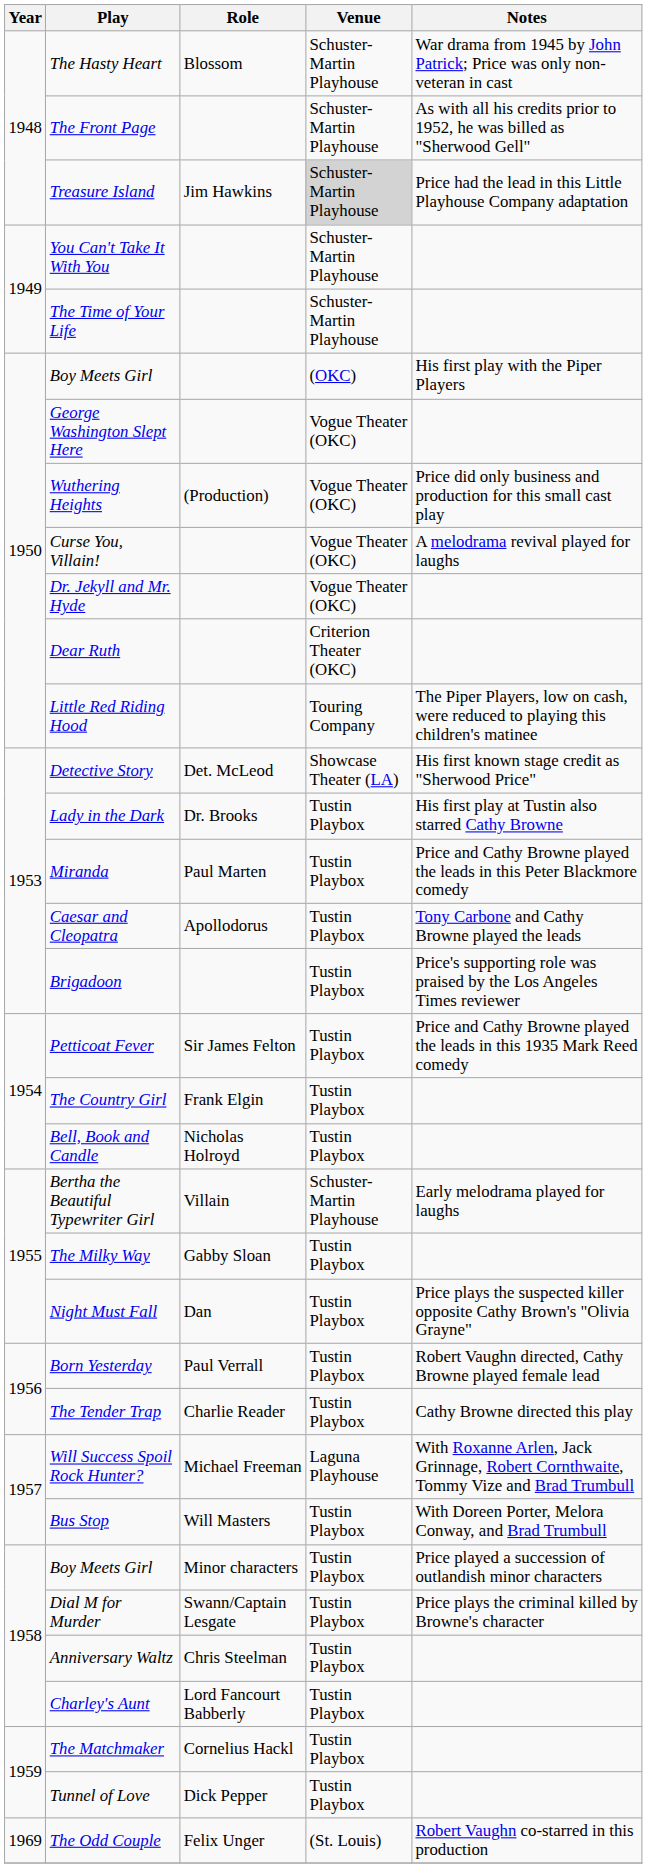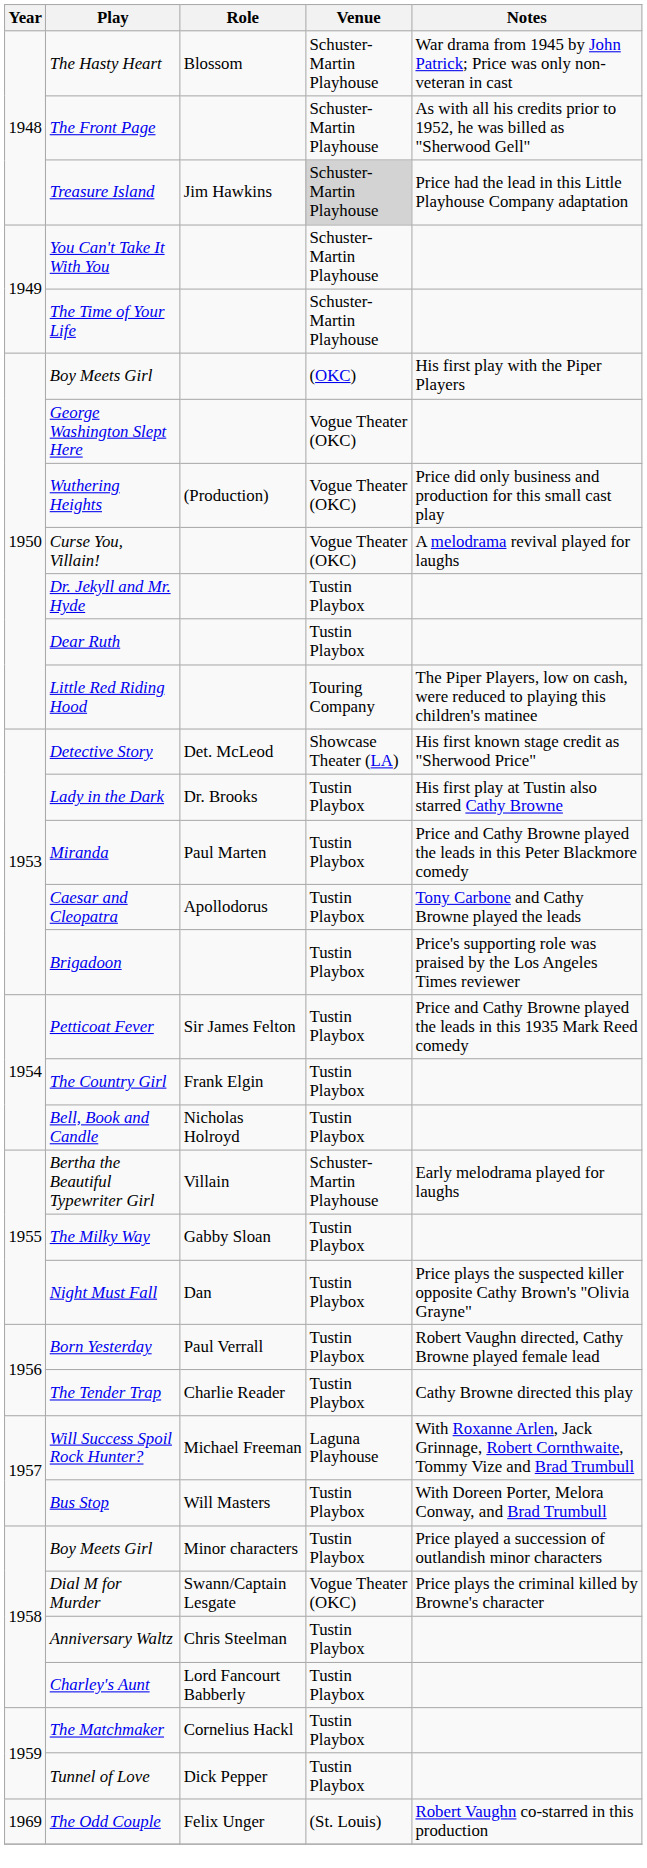(358, 596) Vogue Theater (OKC) -> (337, 596) Tustin Playbox
(340, 651) Criterion Theater (OKC) -> (337, 641) Tustin Playbox
(337, 1612) Tustin Playbox -> (358, 1593) Vogue Theater (OKC)
